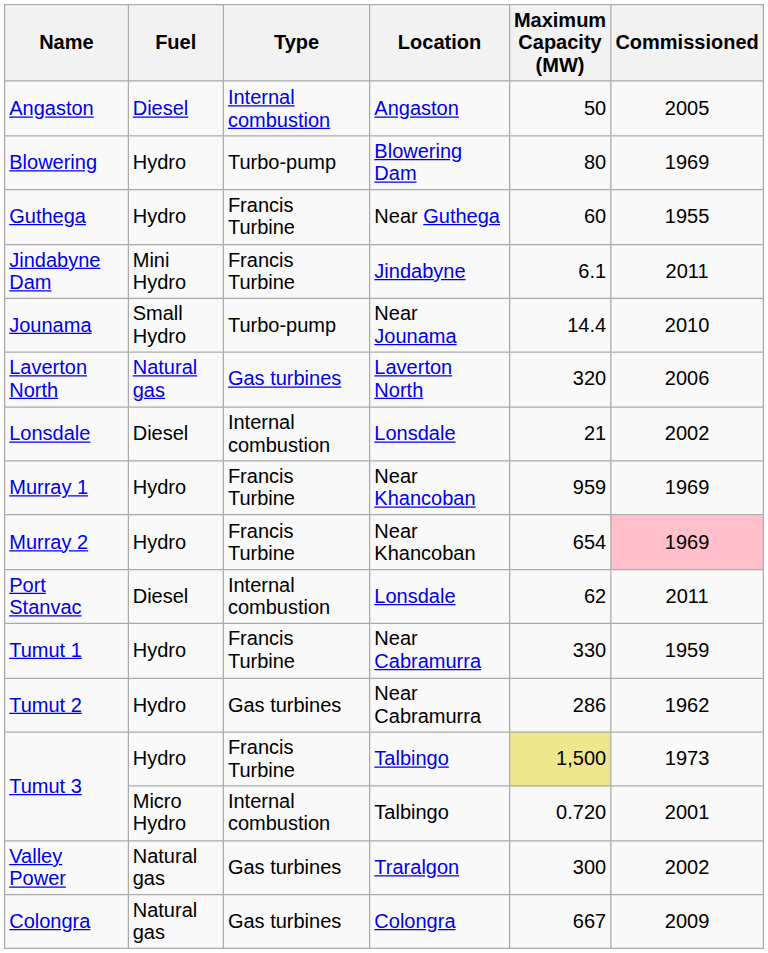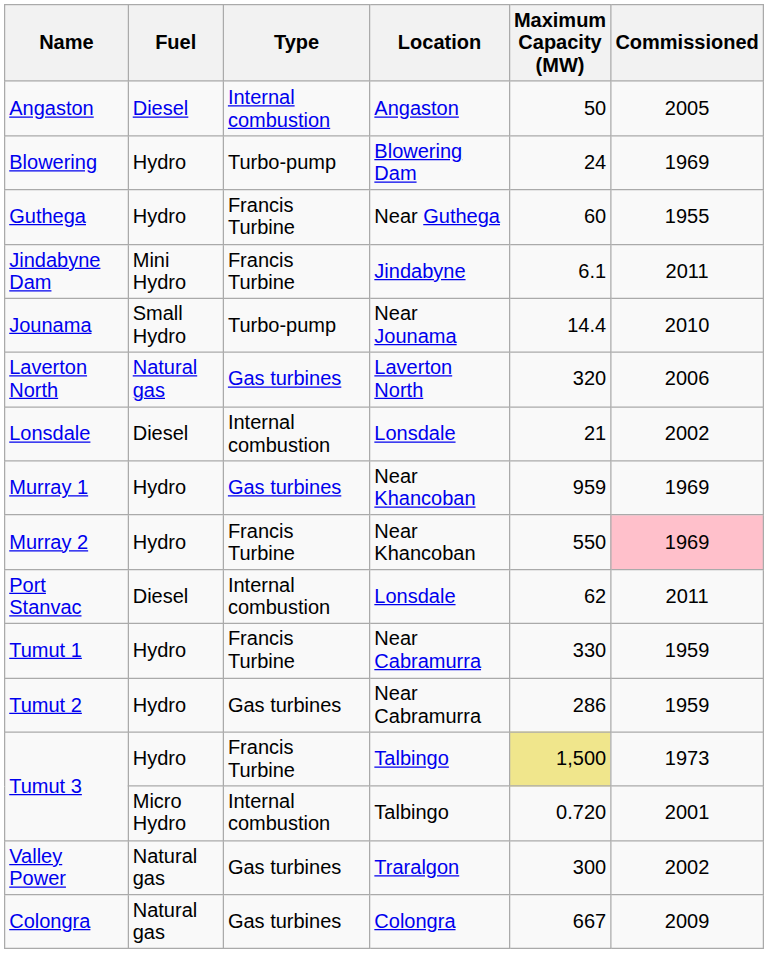(595, 162) 80 -> (595, 162) 24
(261, 487) Francis Turbine -> (285, 487) Gas turbines
(589, 542) 654 -> (589, 542) 550
(687, 704) 1962 -> (687, 704) 1959
